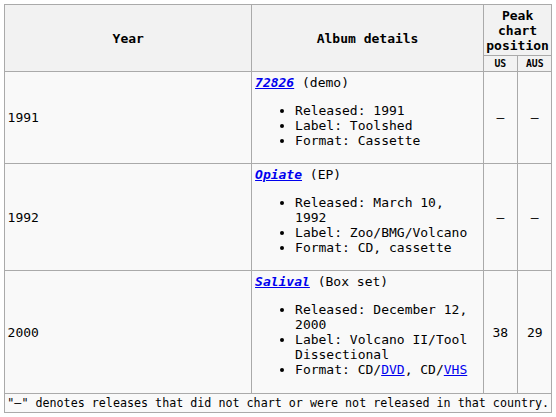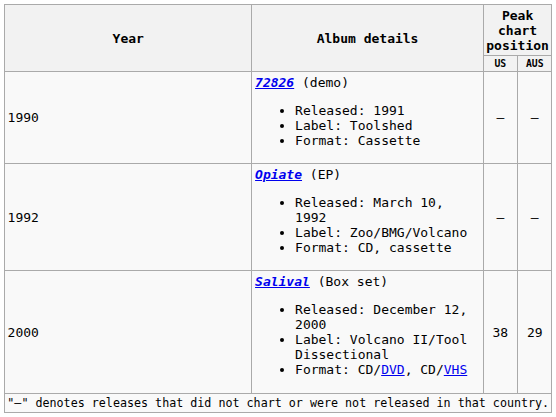(23, 118) 1991 -> (23, 118) 1990
